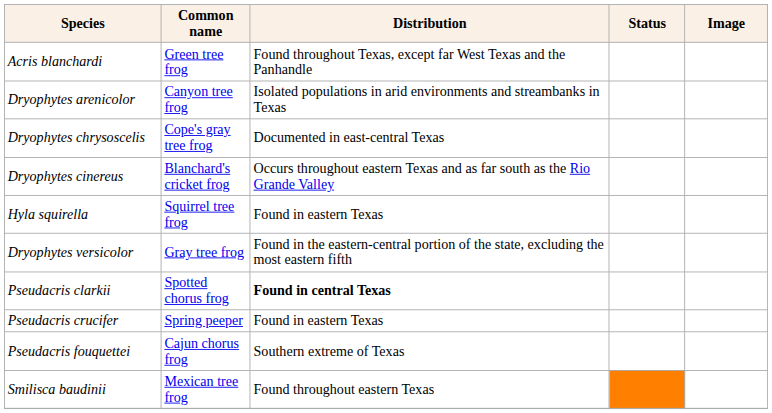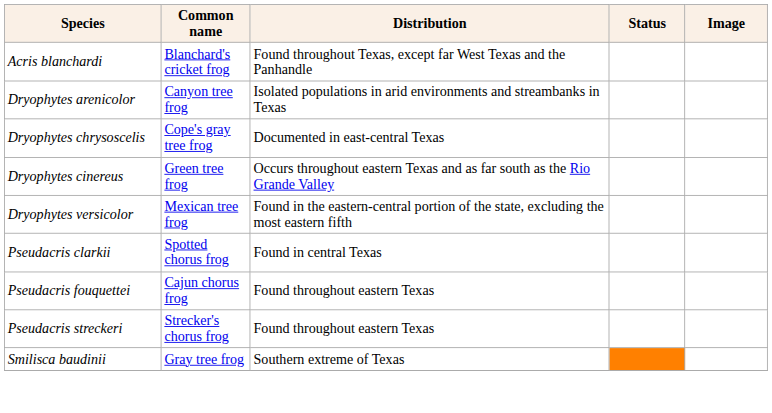(194, 61) Green tree frog -> (197, 61) Blanchard's cricket frog
(197, 176) Blanchard's cricket frog -> (194, 176) Green tree frog
- row: (48, 214)
(204, 252) Gray tree frog -> (201, 214) Mexican tree frog
(322, 290) bold -> (318, 252) normal
- row: (63, 321)
(329, 351) Southern extreme of Texas -> (344, 290) Found throughout eastern Texas
+ row: (65, 328)
(201, 389) Mexican tree frog -> (204, 359) Gray tree frog
(344, 389) Found throughout eastern Texas -> (329, 359) Southern extreme of Texas
